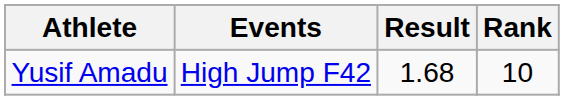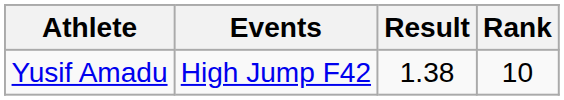(427, 72) 1.68 -> (427, 72) 1.38
